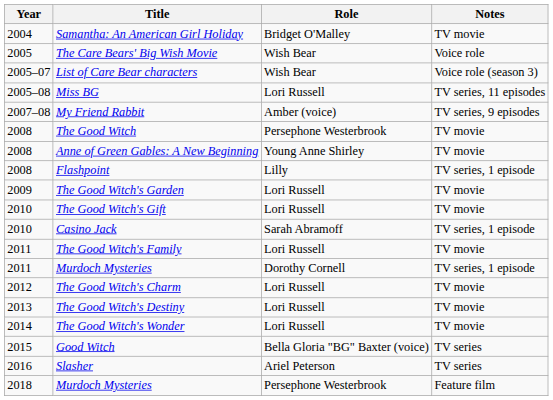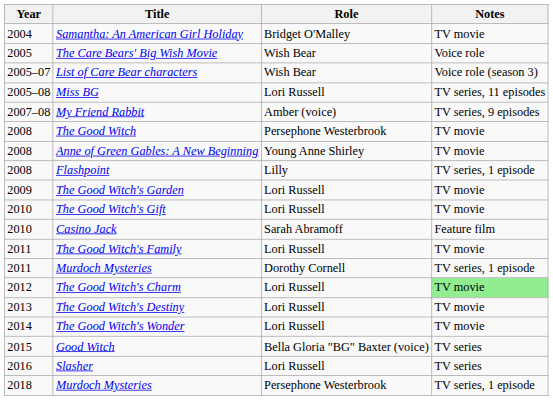(485, 229) TV series, 1 episode -> (465, 229) Feature film
(459, 287) no background -> (459, 287) lightgreen background
(299, 365) Ariel Peterson -> (294, 365) Lori Russell
(465, 385) Feature film -> (485, 385) TV series, 1 episode
